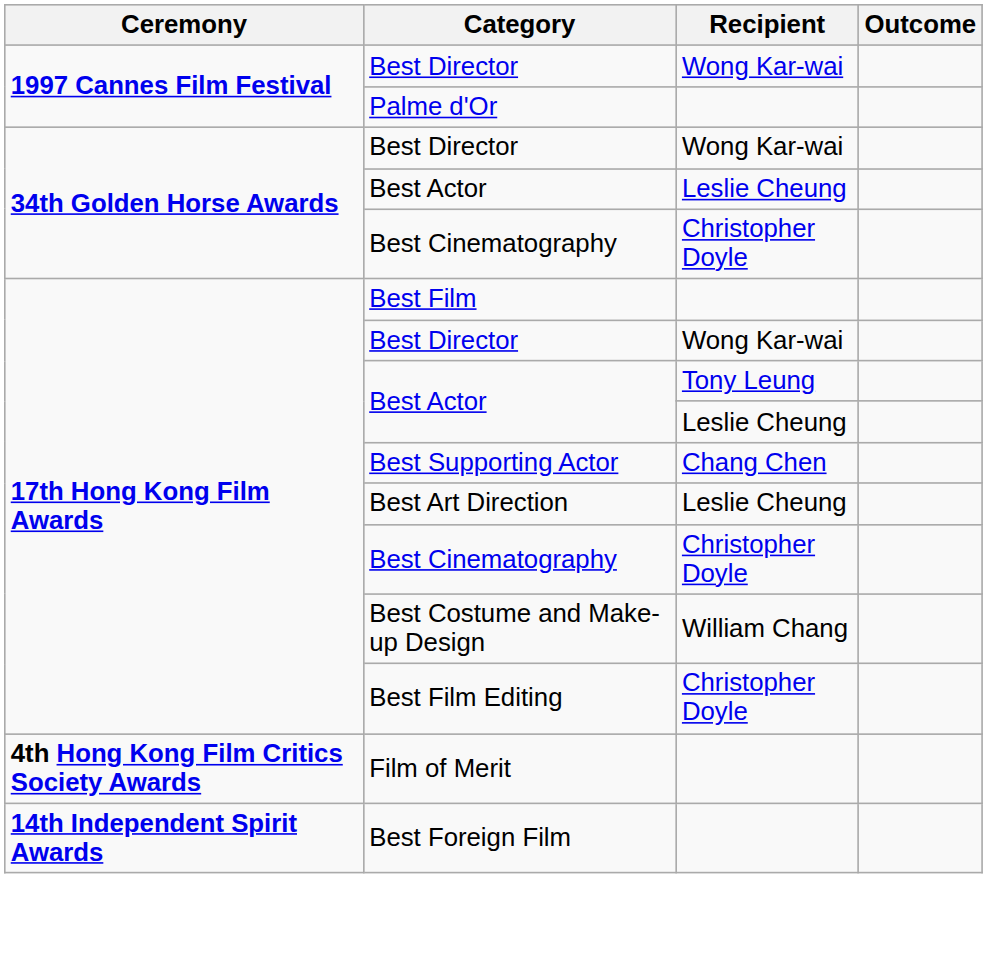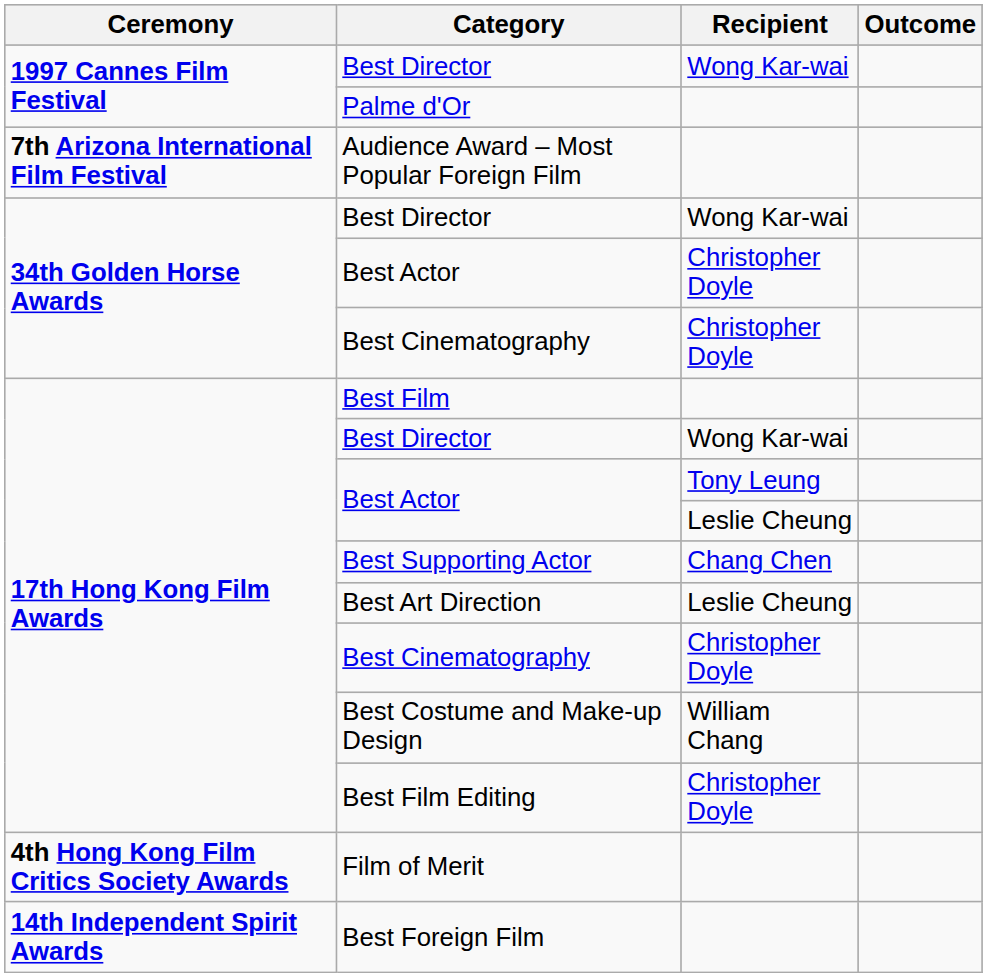+ row: (161, 161)
(764, 188) Leslie Cheung -> (754, 272) Christopher Doyle
